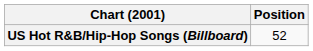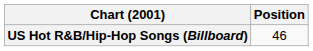(279, 35) 52 -> (279, 35) 46
